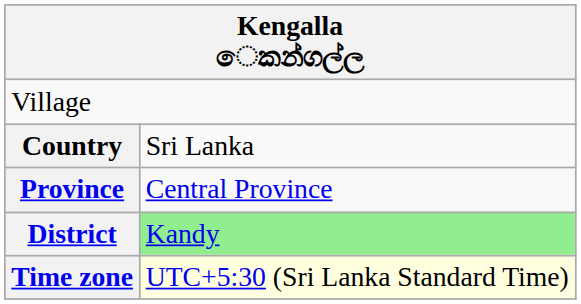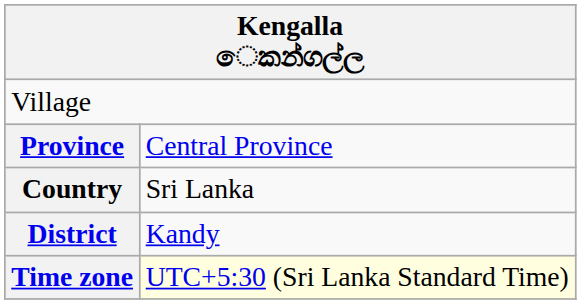rows swapped: (72, 145) <-> (72, 189)
(183, 233) lightgreen background -> (183, 233) no background
